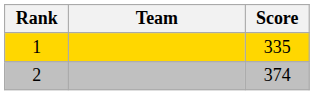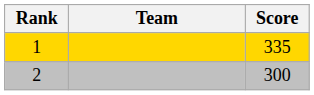(277, 75) 374 -> (277, 75) 300
